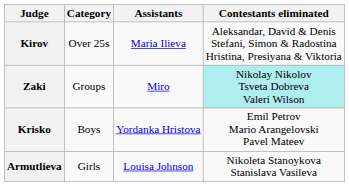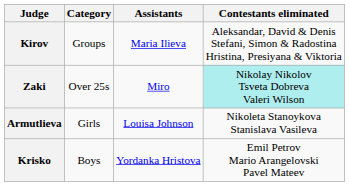(89, 43) Over 25s -> (89, 43) Groups
(89, 86) Groups -> (89, 86) Over 25s
rows swapped: (34, 129) <-> (34, 166)
